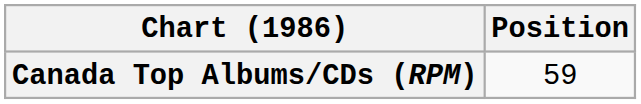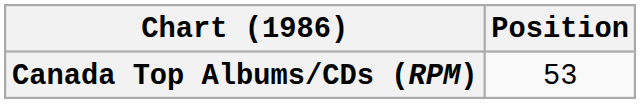(560, 75) 59 -> (560, 75) 53
